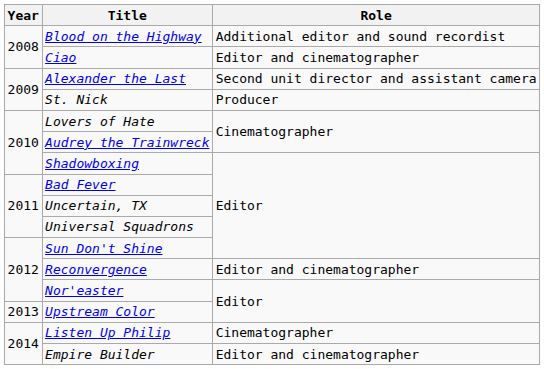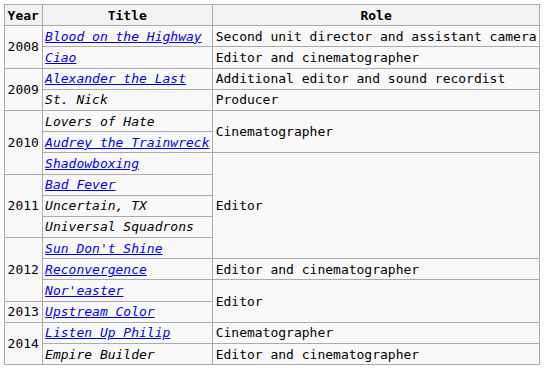(360, 36) Additional editor and sound recordist -> (376, 36) Second unit director and assistant camera
(376, 79) Second unit director and assistant camera -> (360, 79) Additional editor and sound recordist
